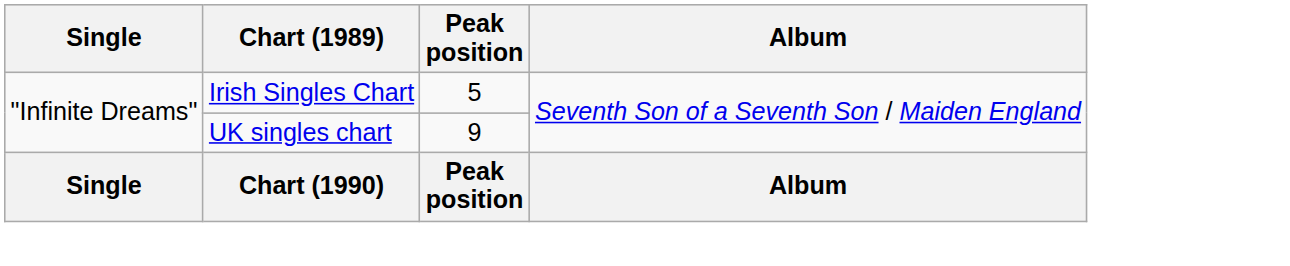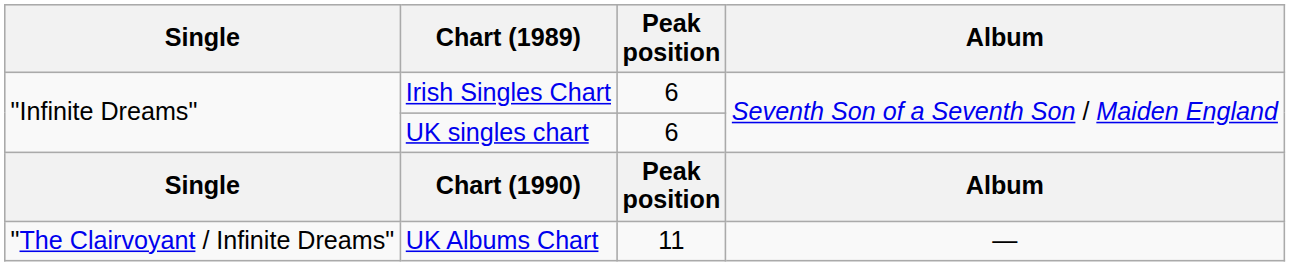(475, 92) 5 -> (671, 92) 6
(475, 132) 9 -> (671, 132) 6
+ row: (502, 240)
